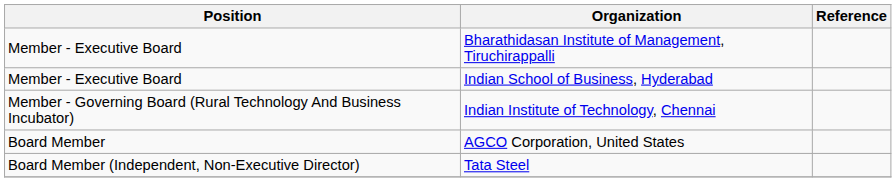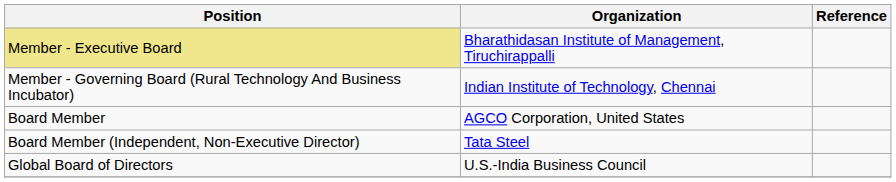(95, 48) no background -> (95, 48) khaki background
- row: (588, 79)
+ row: (555, 165)
